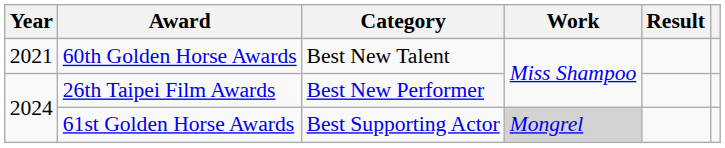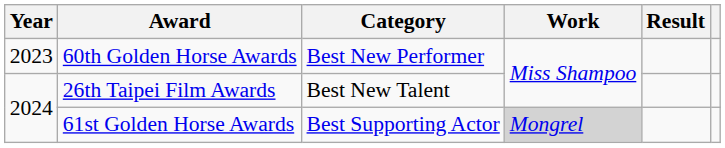(31, 55) 2021 -> (31, 55) 2023
(378, 55) Best New Talent -> (395, 55) Best New Performer
(395, 90) Best New Performer -> (378, 90) Best New Talent
